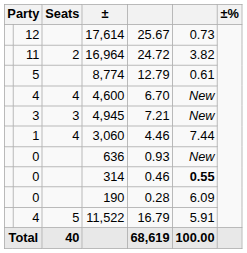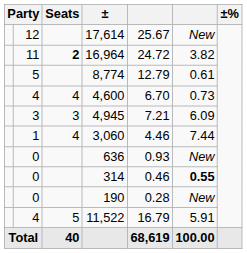(202, 34) 0.73 -> (202, 34) New
(76, 55) normal -> (76, 55) bold
(202, 95) New -> (202, 95) 0.73
(202, 116) New -> (202, 116) 6.09
(202, 197) 6.09 -> (202, 197) New
